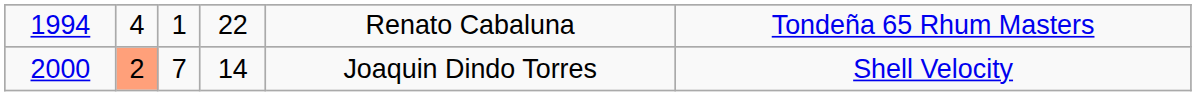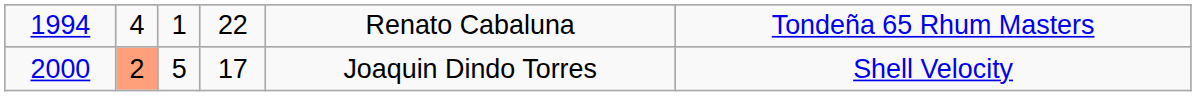(179, 68) 7 -> (179, 68) 5
(233, 68) 14 -> (233, 68) 17
